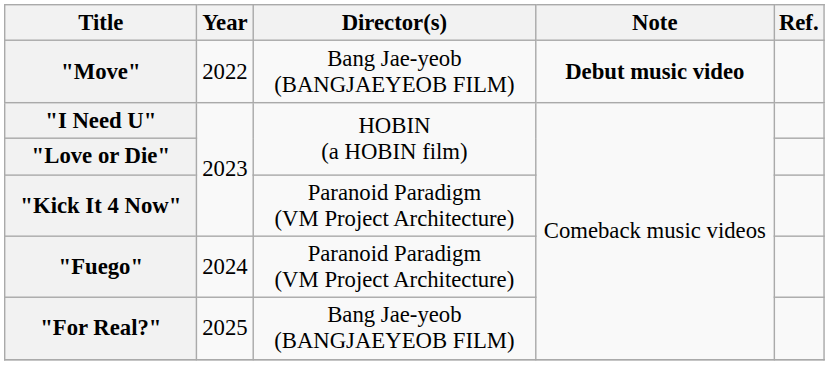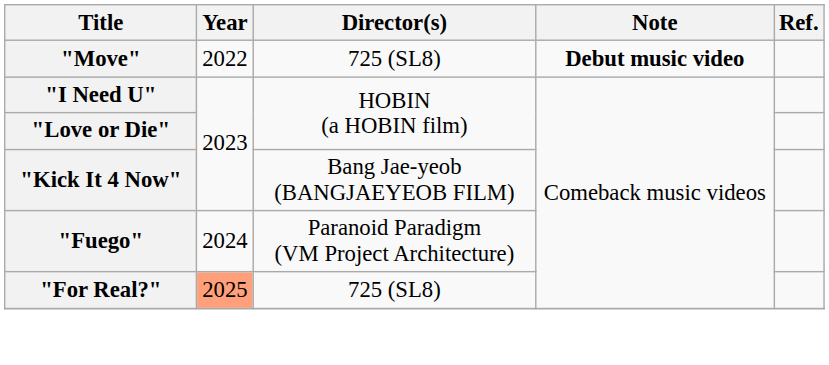(394, 71) Bang Jae-yeob (BANGJAEYEOB FILM) -> (394, 58) 725 (SL8)
(394, 204) Paranoid Paradigm (VM Project Architecture) -> (394, 179) Bang Jae-yeob (BANGJAEYEOB FILM)
(225, 328) no background -> (225, 289) lightsalmon background
(394, 328) Bang Jae-yeob (BANGJAEYEOB FILM) -> (394, 289) 725 (SL8)
